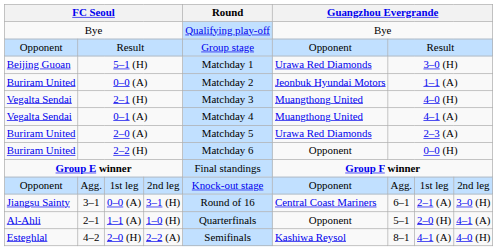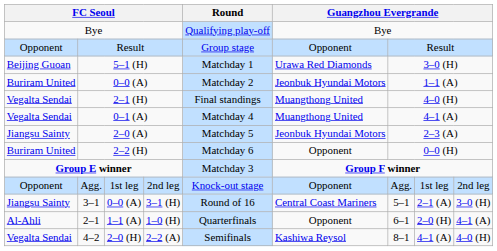(228, 99) Matchday 3 -> (228, 99) Final standings
(41, 133) Buriram United -> (38, 133) Jiangsu Sainty
(323, 133) Urawa Red Diamonds -> (330, 133) Jeonbuk Hyundai Motors
(228, 168) Final standings -> (228, 168) Matchday 3
(401, 202) 6–1 -> (401, 202) 5–1
(401, 220) 5–1 -> (401, 220) 6–1
(27, 237) Esteghlal -> (39, 237) Vegalta Sendai
